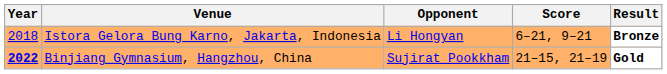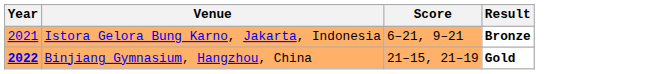- column: (448, 15)
(23, 36) 2018 -> (23, 36) 2021
